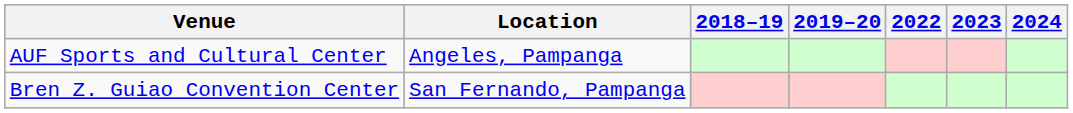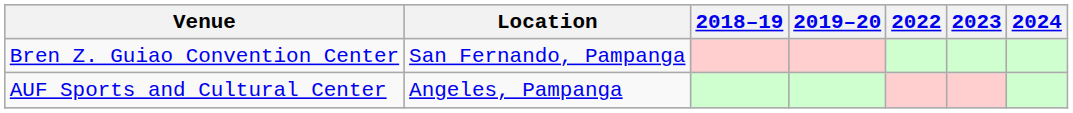rows swapped: (198, 56) <-> (204, 90)
